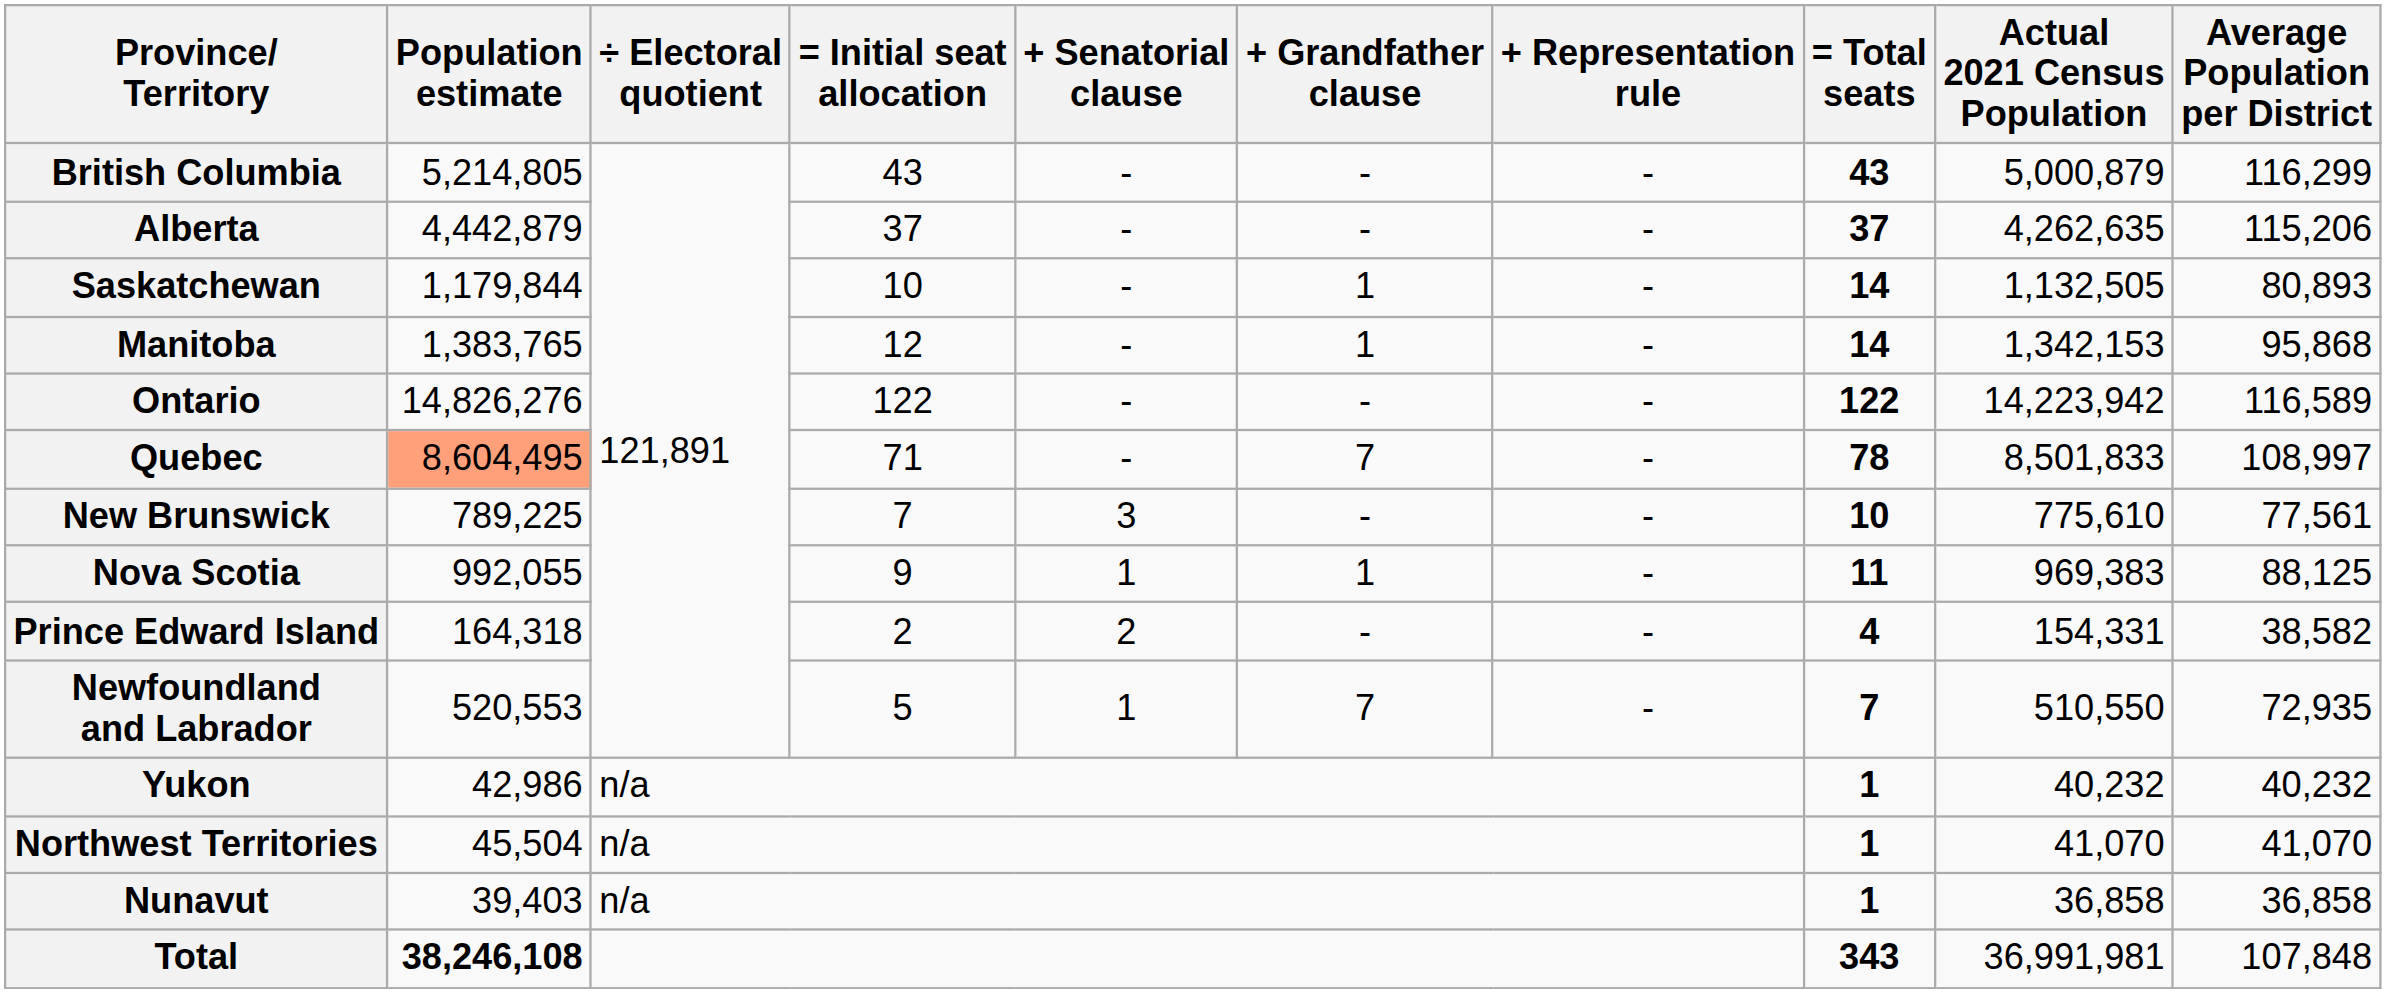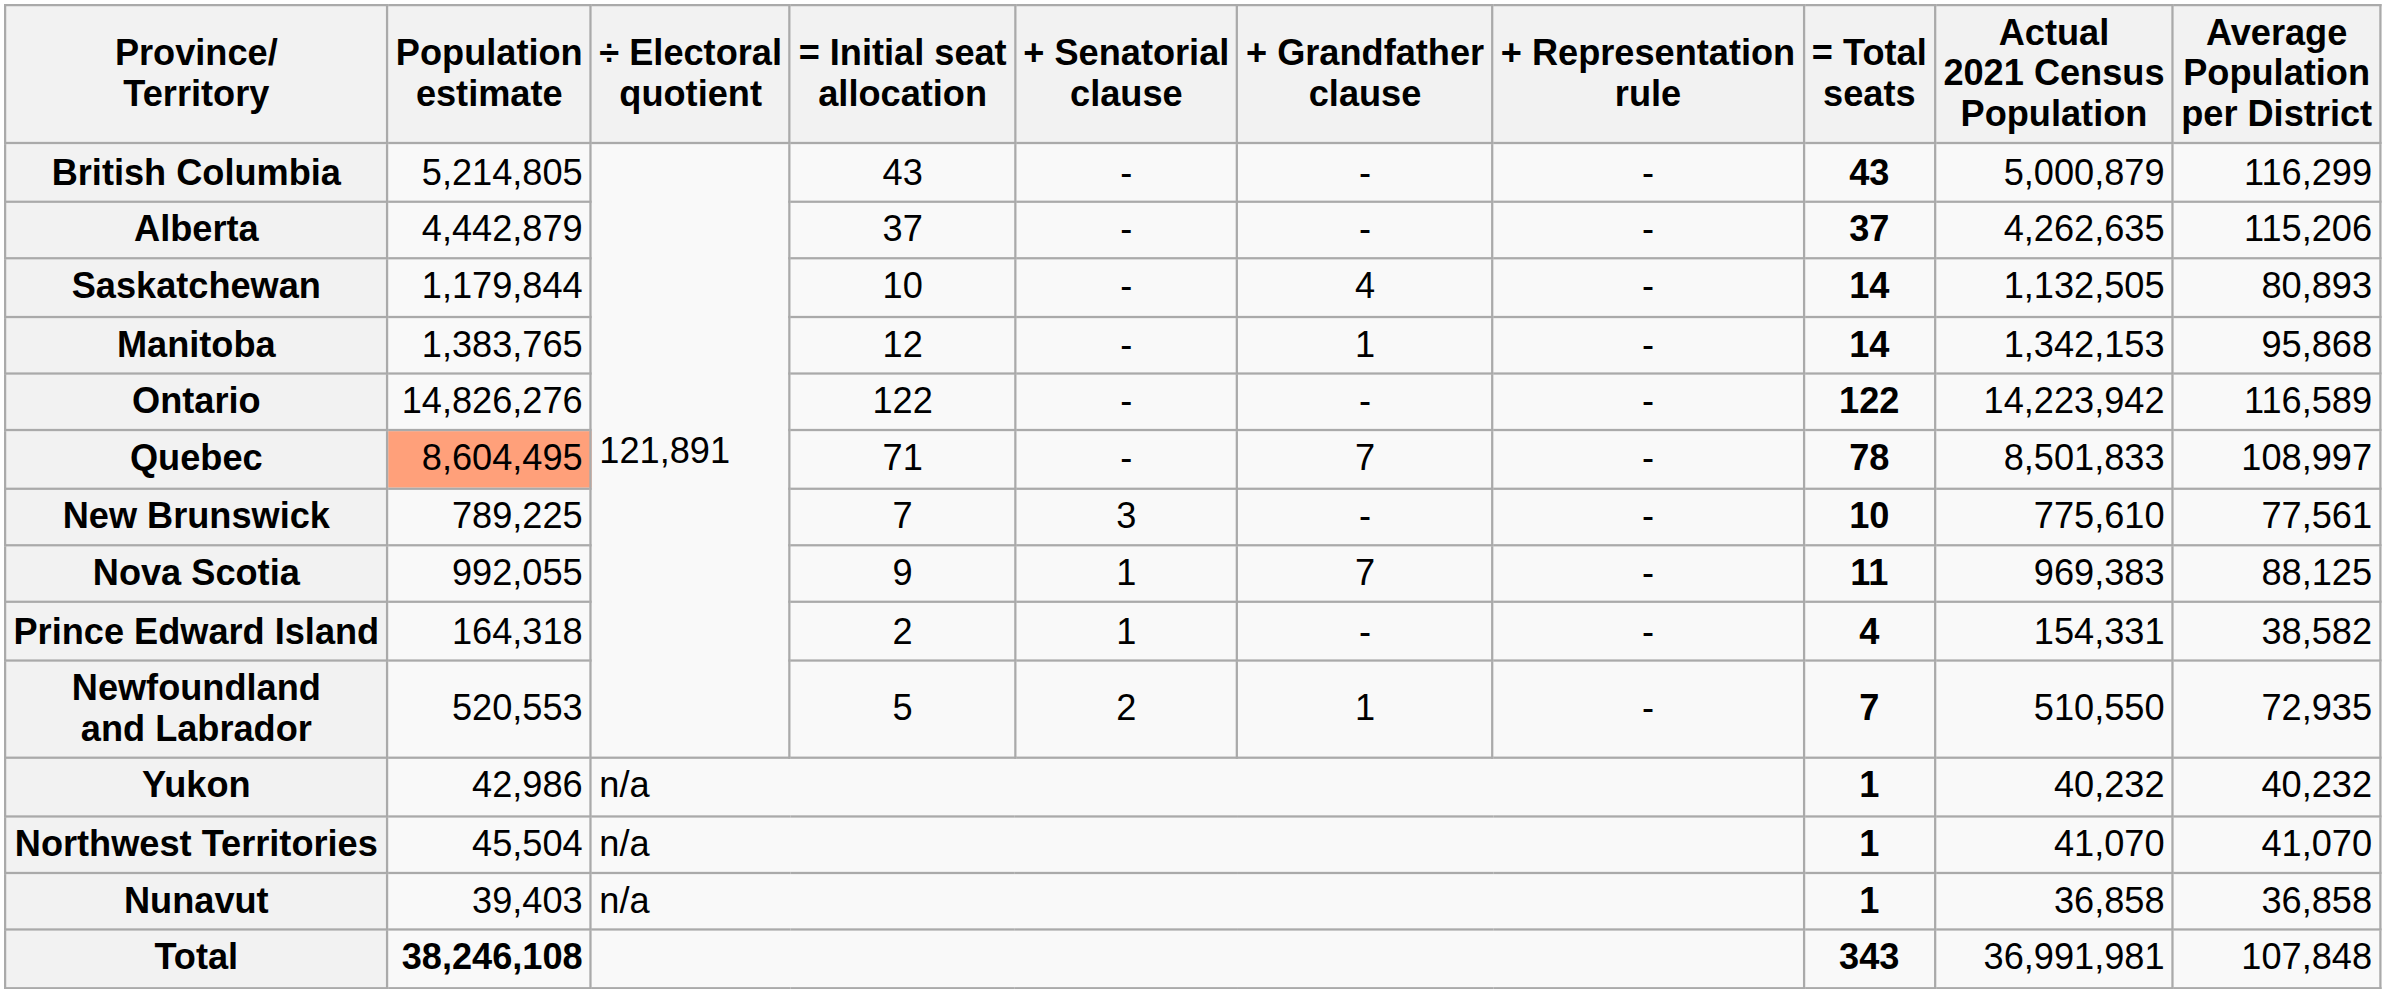(1365, 286) 1 -> (1365, 286) 4
(1365, 573) 1 -> (1365, 573) 7
(1126, 630) 2 -> (1126, 630) 1
(1126, 708) 1 -> (1126, 708) 2
(1365, 708) 7 -> (1365, 708) 1
